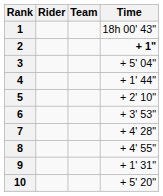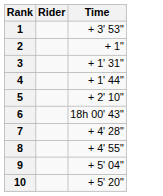- column: (84, 13)
(129, 30) 18h 00' 43" -> (106, 30) + 3' 53"
(146, 47) bold -> (114, 47) normal
(138, 64) + 5' 04" -> (106, 64) + 1' 31"
(138, 115) + 3' 53" -> (97, 115) 18h 00' 43"
(138, 166) + 1' 31" -> (106, 166) + 5' 04"
